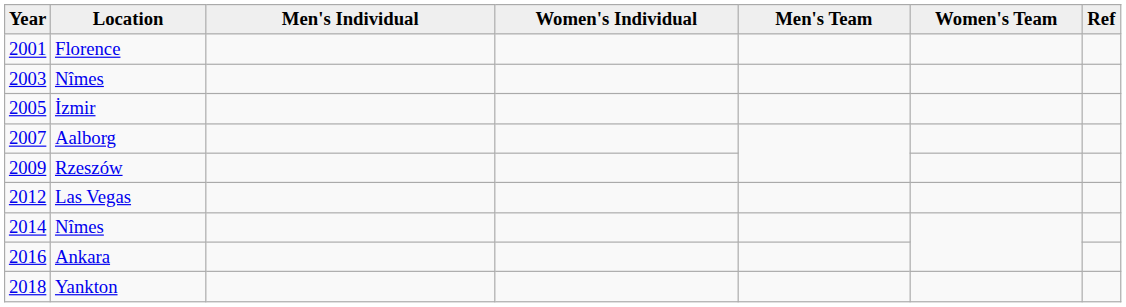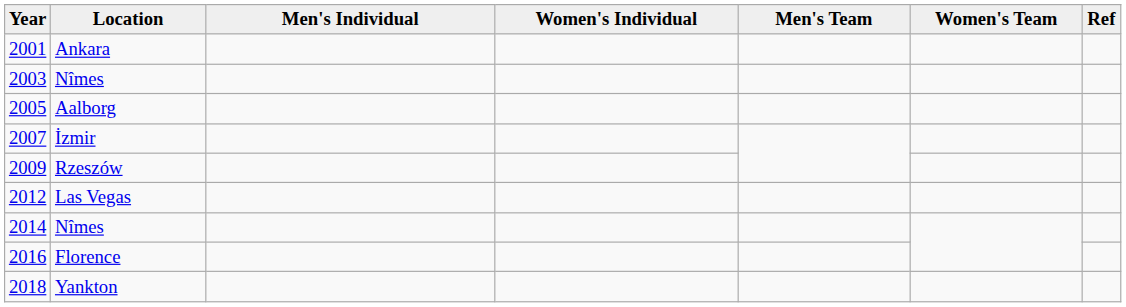(88, 49) Florence -> (83, 49) Ankara
(75, 108) İzmir -> (85, 108) Aalborg
(85, 138) Aalborg -> (75, 138) İzmir
(83, 256) Ankara -> (88, 256) Florence
